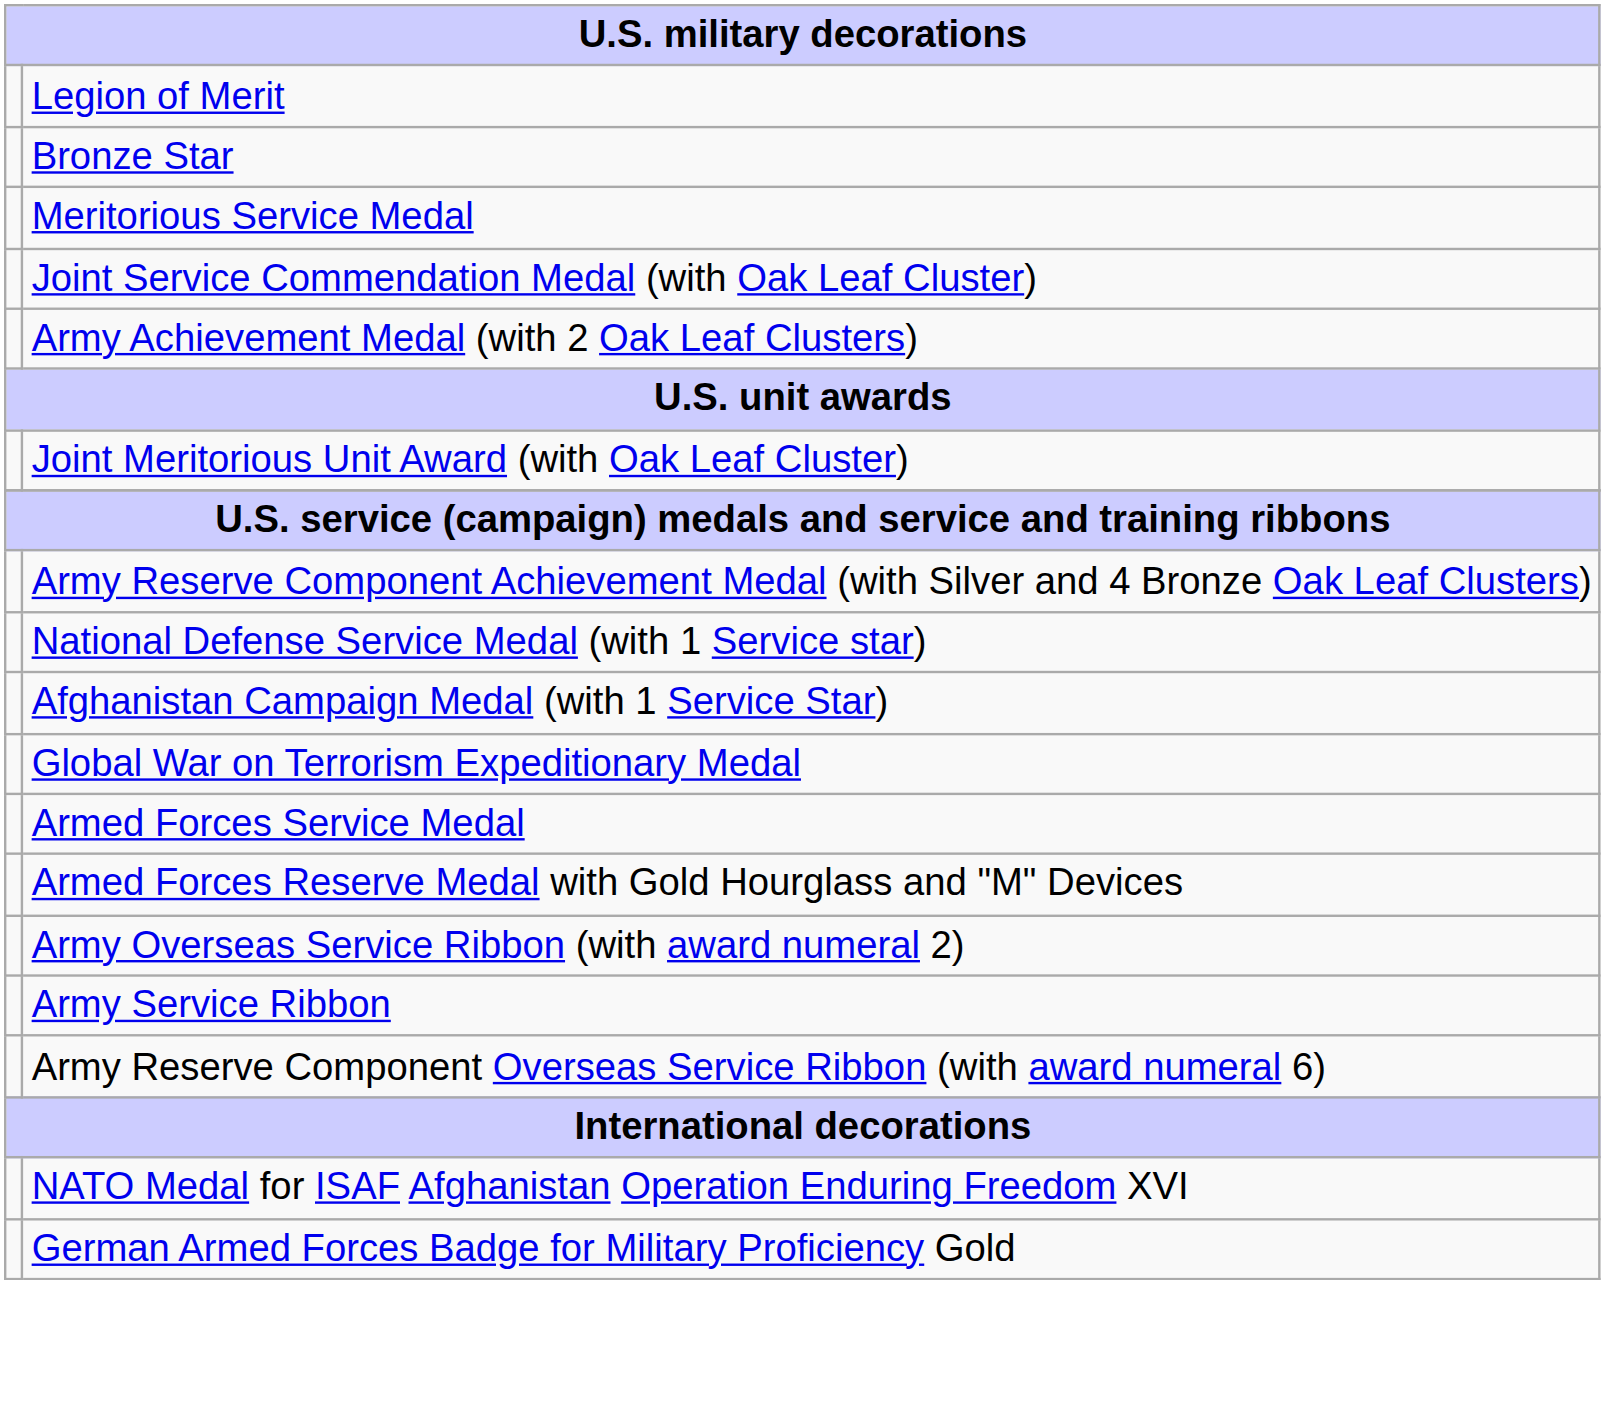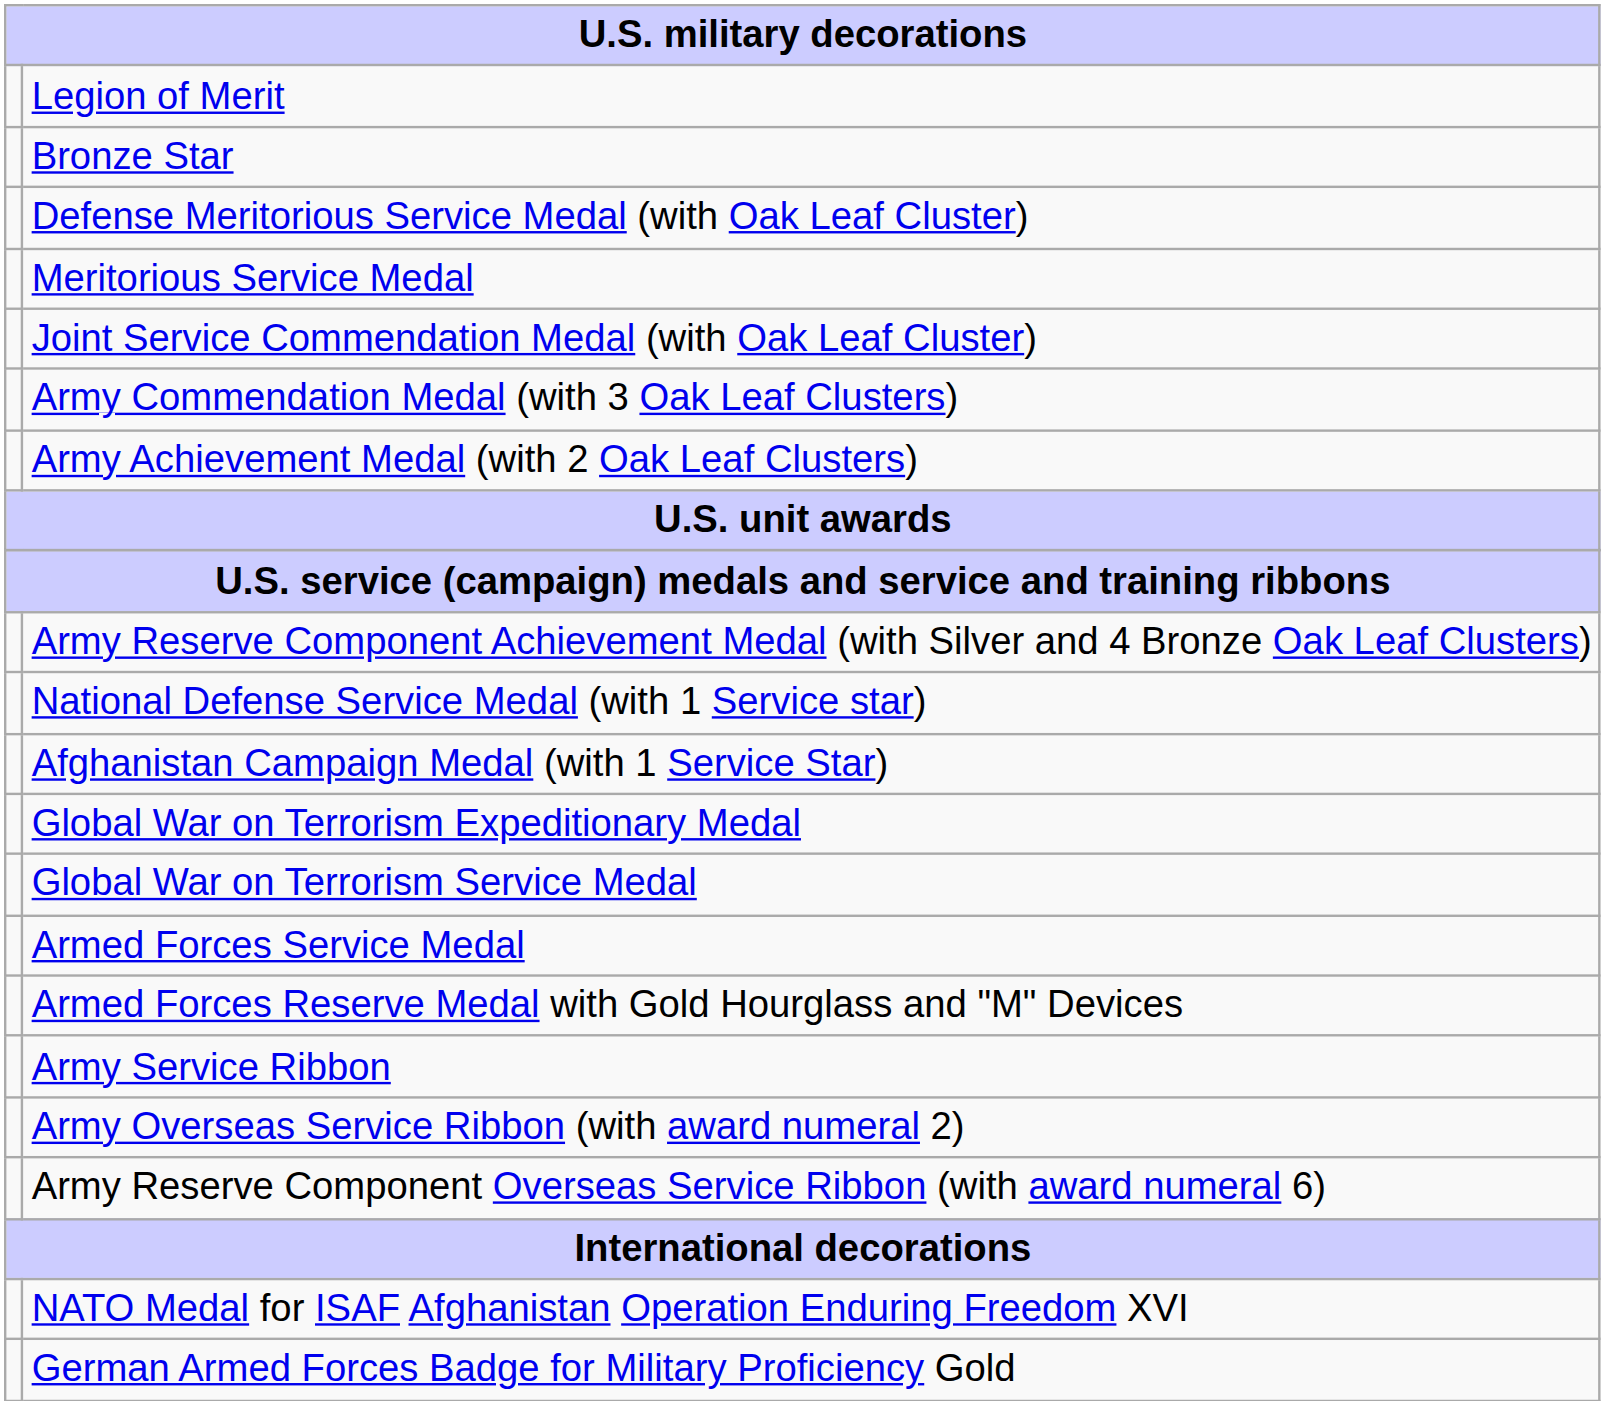+ row: (530, 216)
+ row: (495, 398)
- row: (470, 459)
+ row: (364, 883)
rows swapped: (211, 1005) <-> (498, 944)
